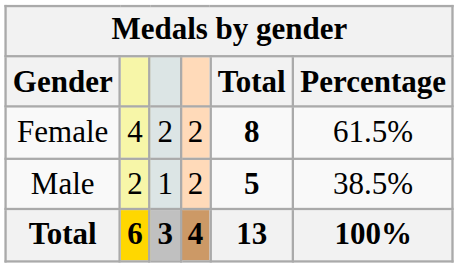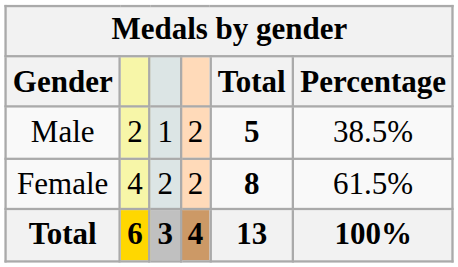rows swapped: (63, 132) <-> (63, 183)
